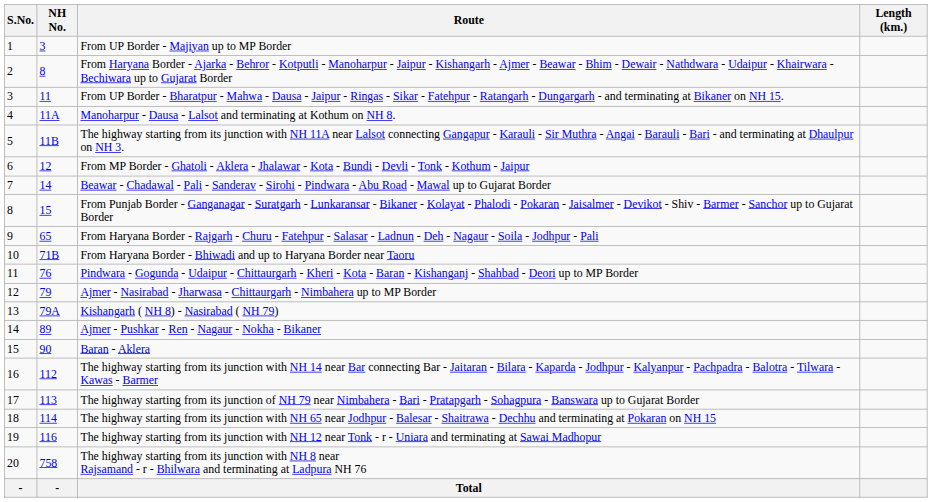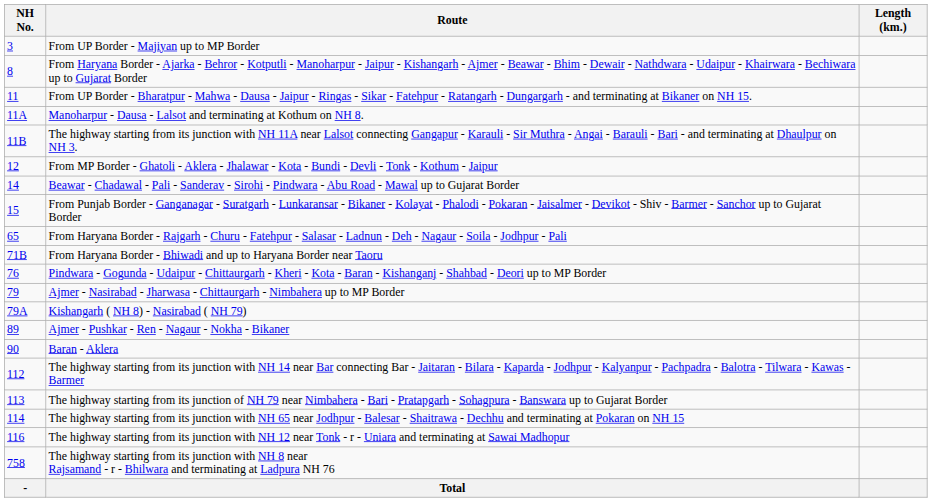- column: (21, 20)
